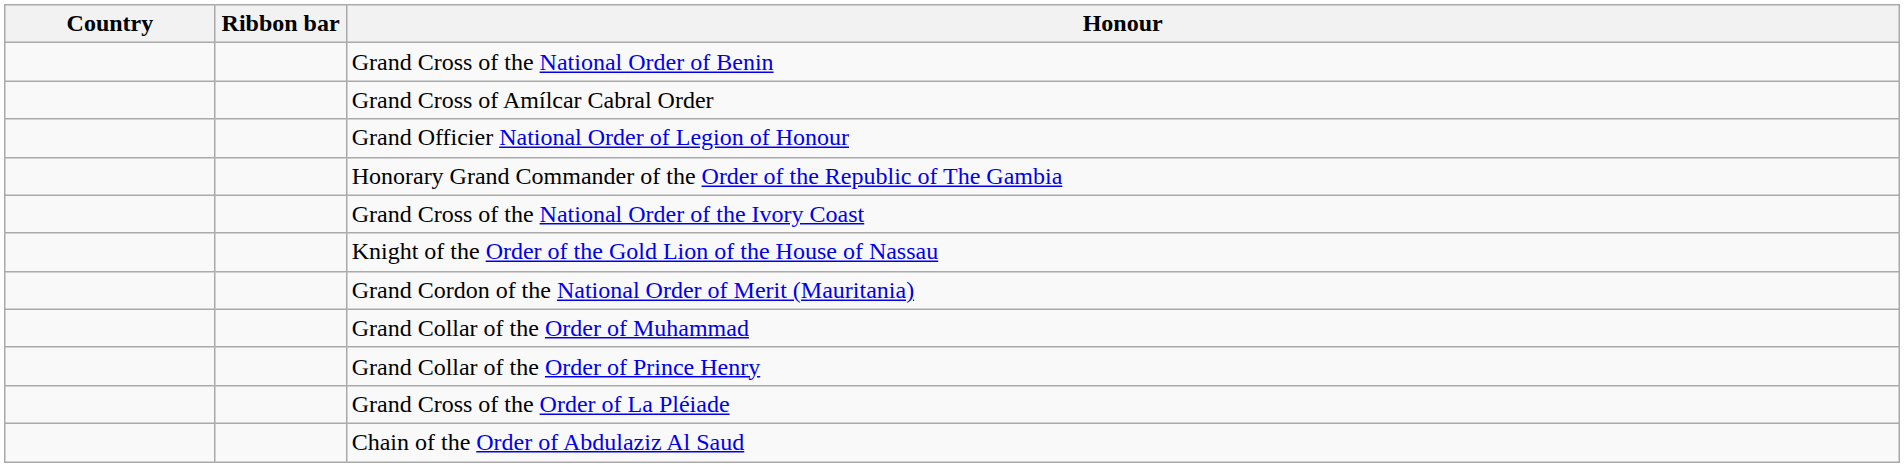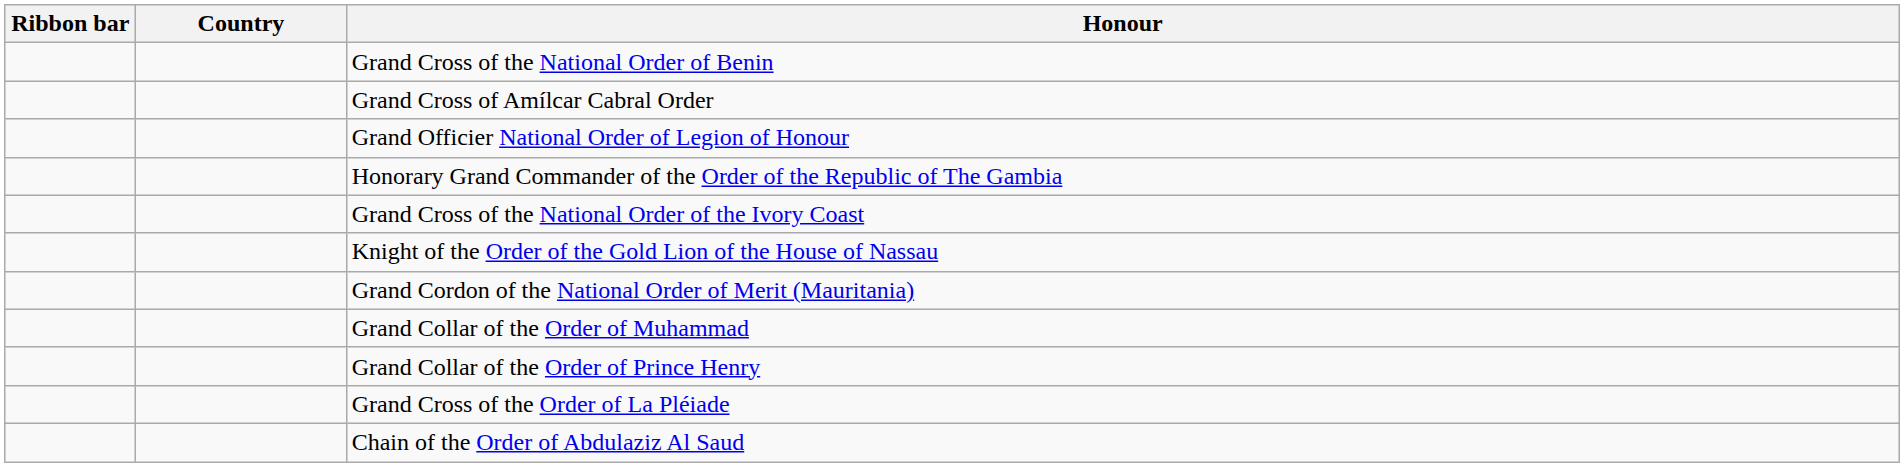columns swapped: (281, 23) <-> (110, 23)
